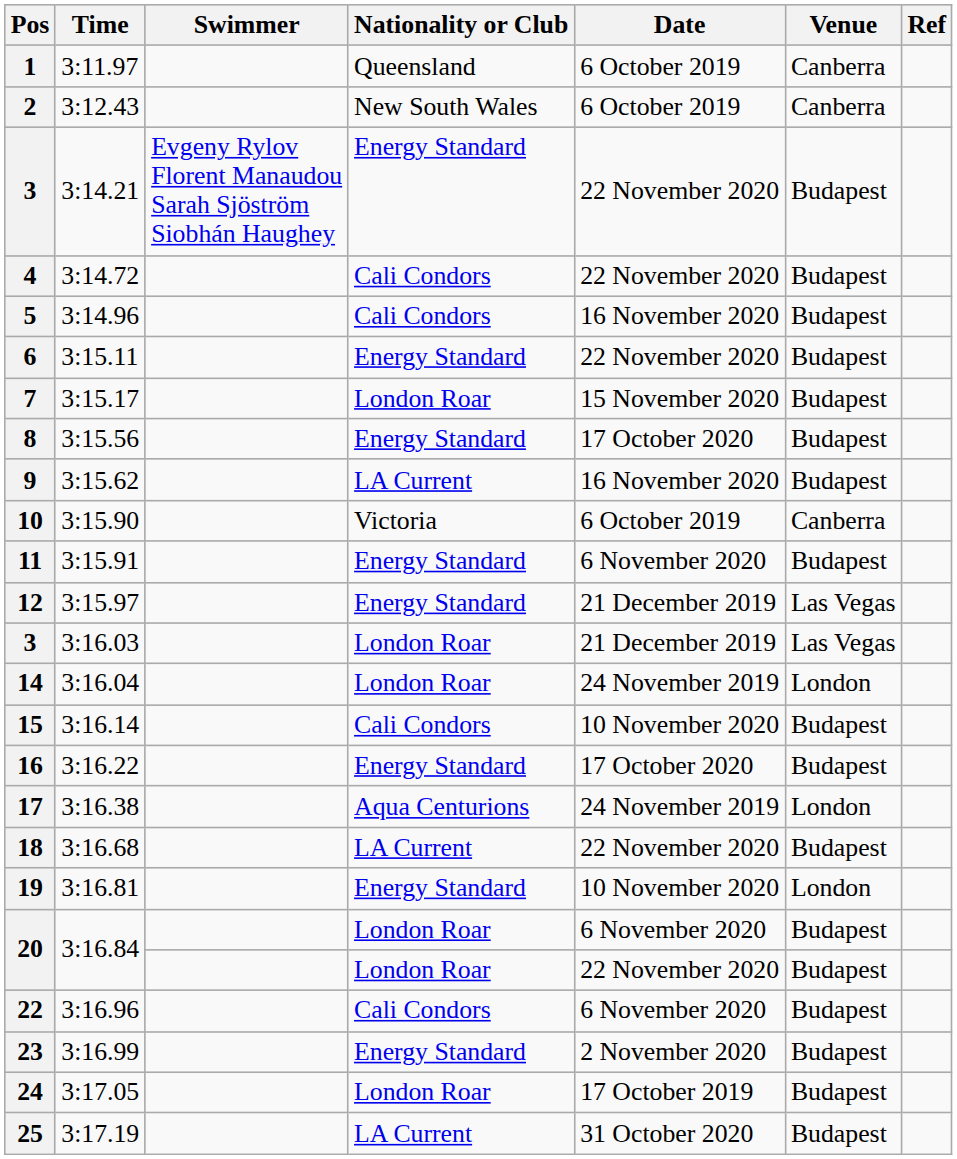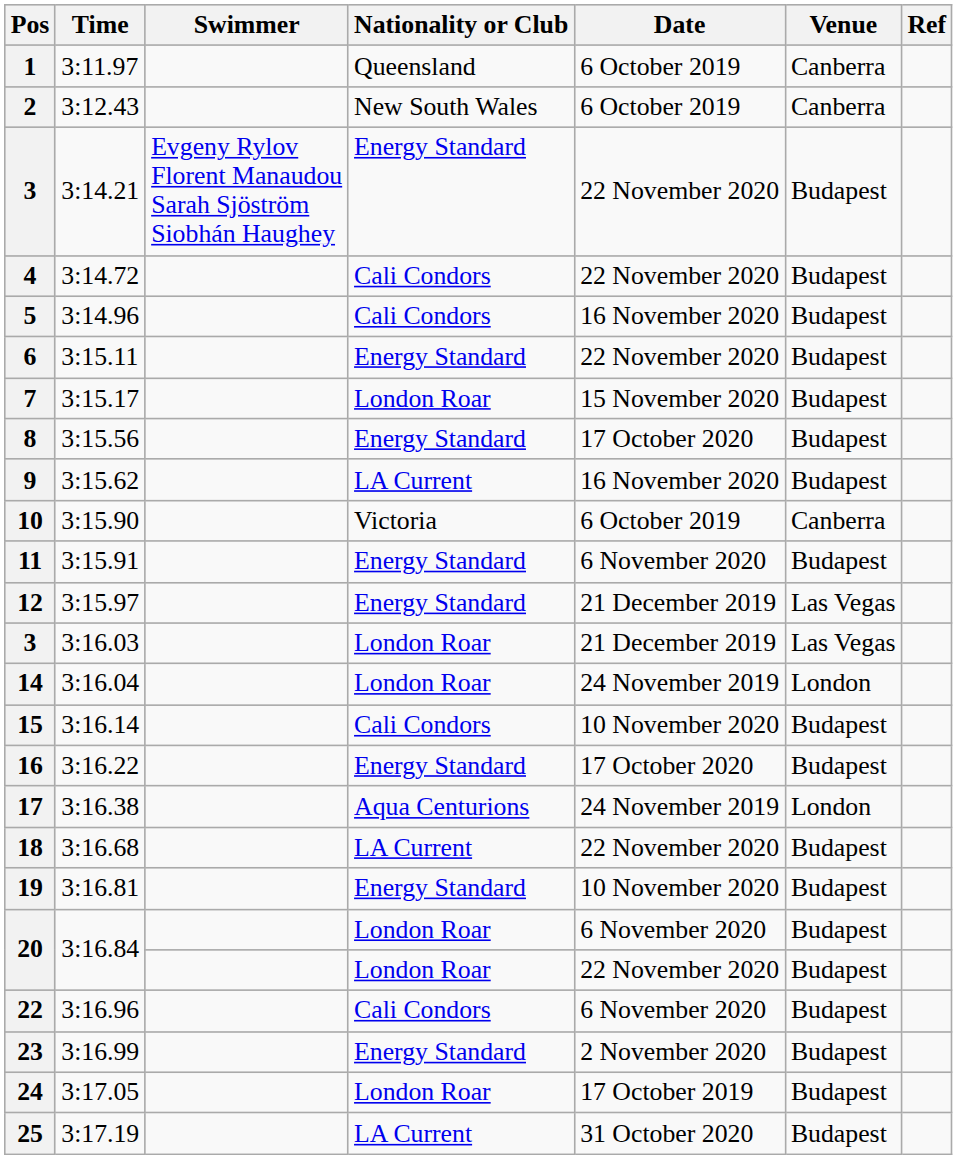(831, 888) London -> (839, 888) Budapest
